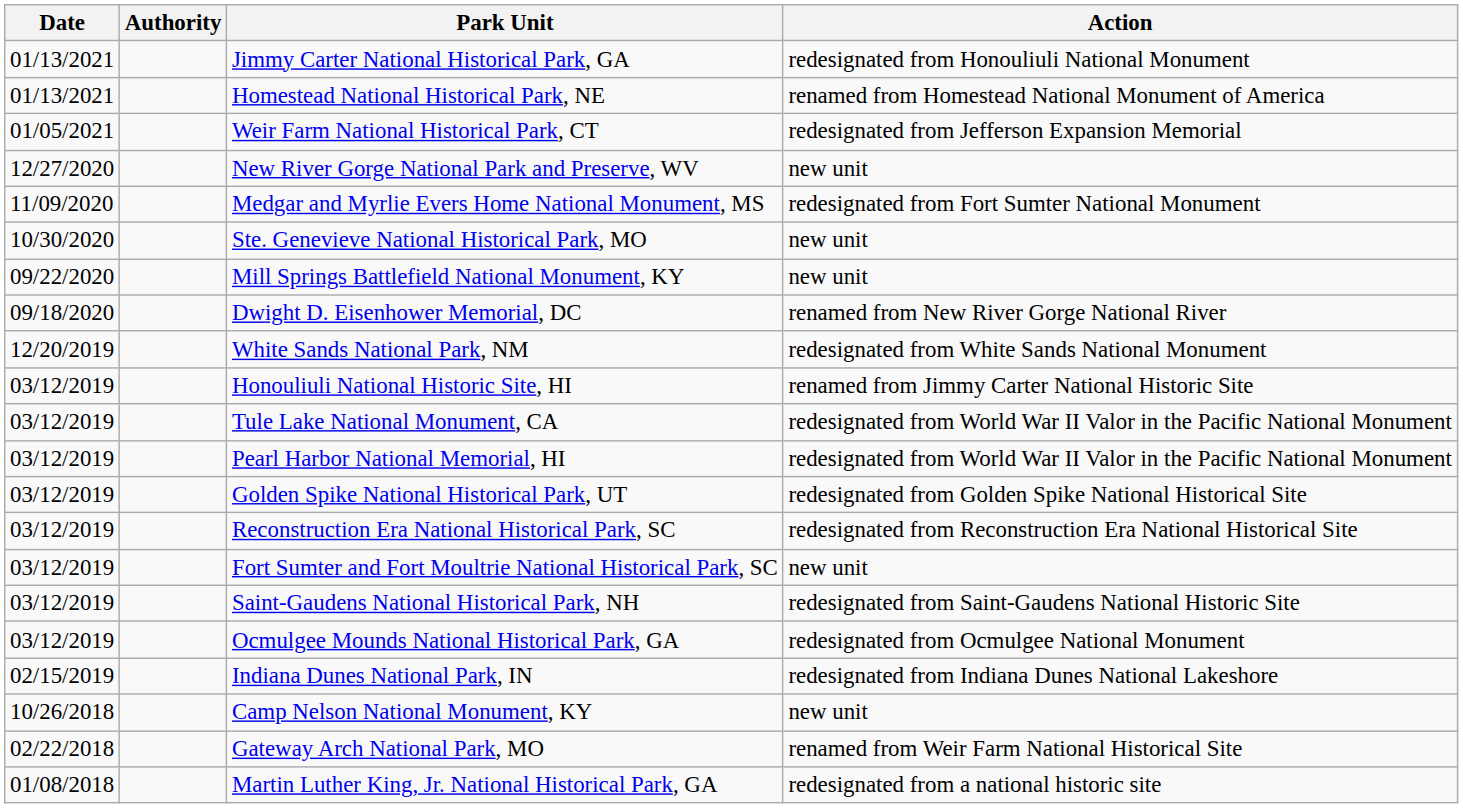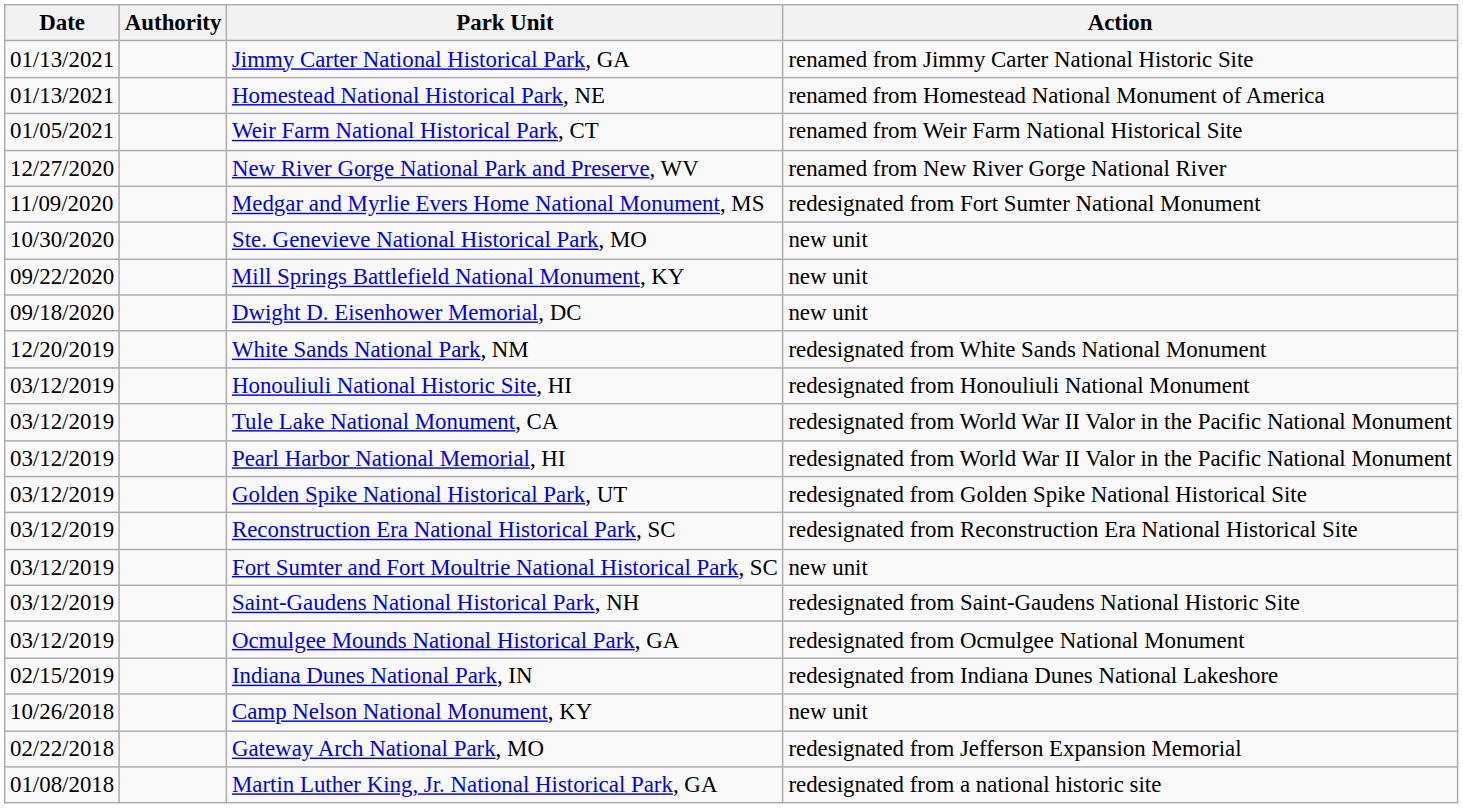(1019, 58) redesignated from Honouliuli National Monument -> (1021, 58) renamed from Jimmy Carter National Historic Site
(1015, 131) redesignated from Jefferson Expansion Memorial -> (1015, 131) renamed from Weir Farm National Historical Site
(828, 167) new unit -> (1007, 167) renamed from New River Gorge National River
(1007, 312) renamed from New River Gorge National River -> (828, 312) new unit
(1021, 385) renamed from Jimmy Carter National Historic Site -> (1019, 385) redesignated from Honouliuli National Monument
(1015, 748) renamed from Weir Farm National Historical Site -> (1015, 748) redesignated from Jefferson Expansion Memorial
